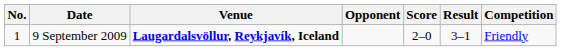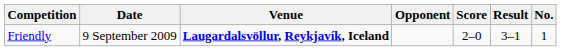columns swapped: (17, 14) <-> (519, 14)
